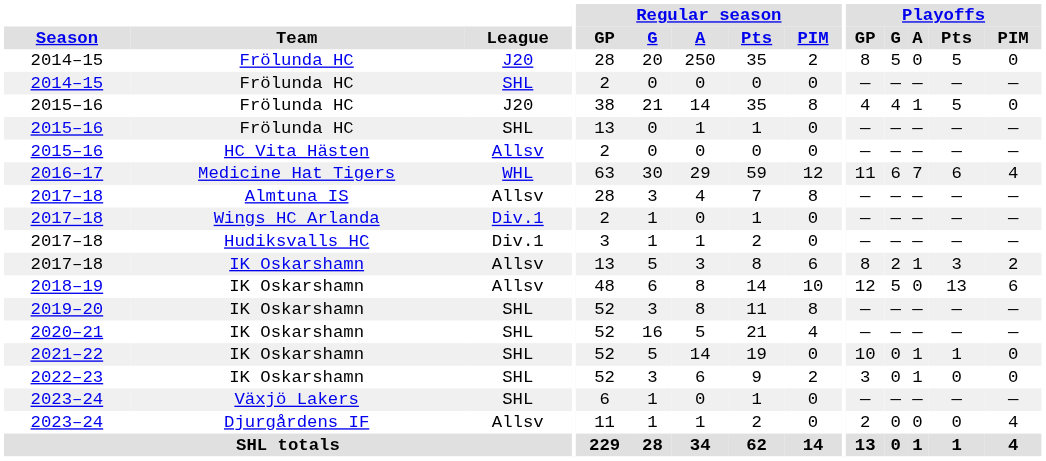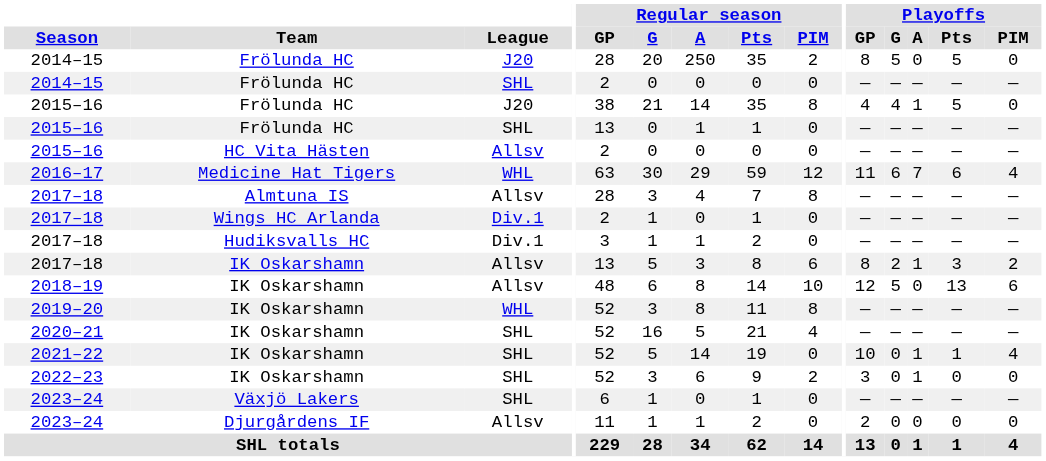(518, 309) SHL -> (518, 309) WHL
(1013, 354) 0 -> (1013, 354) 4
(1013, 422) 4 -> (1013, 422) 0
